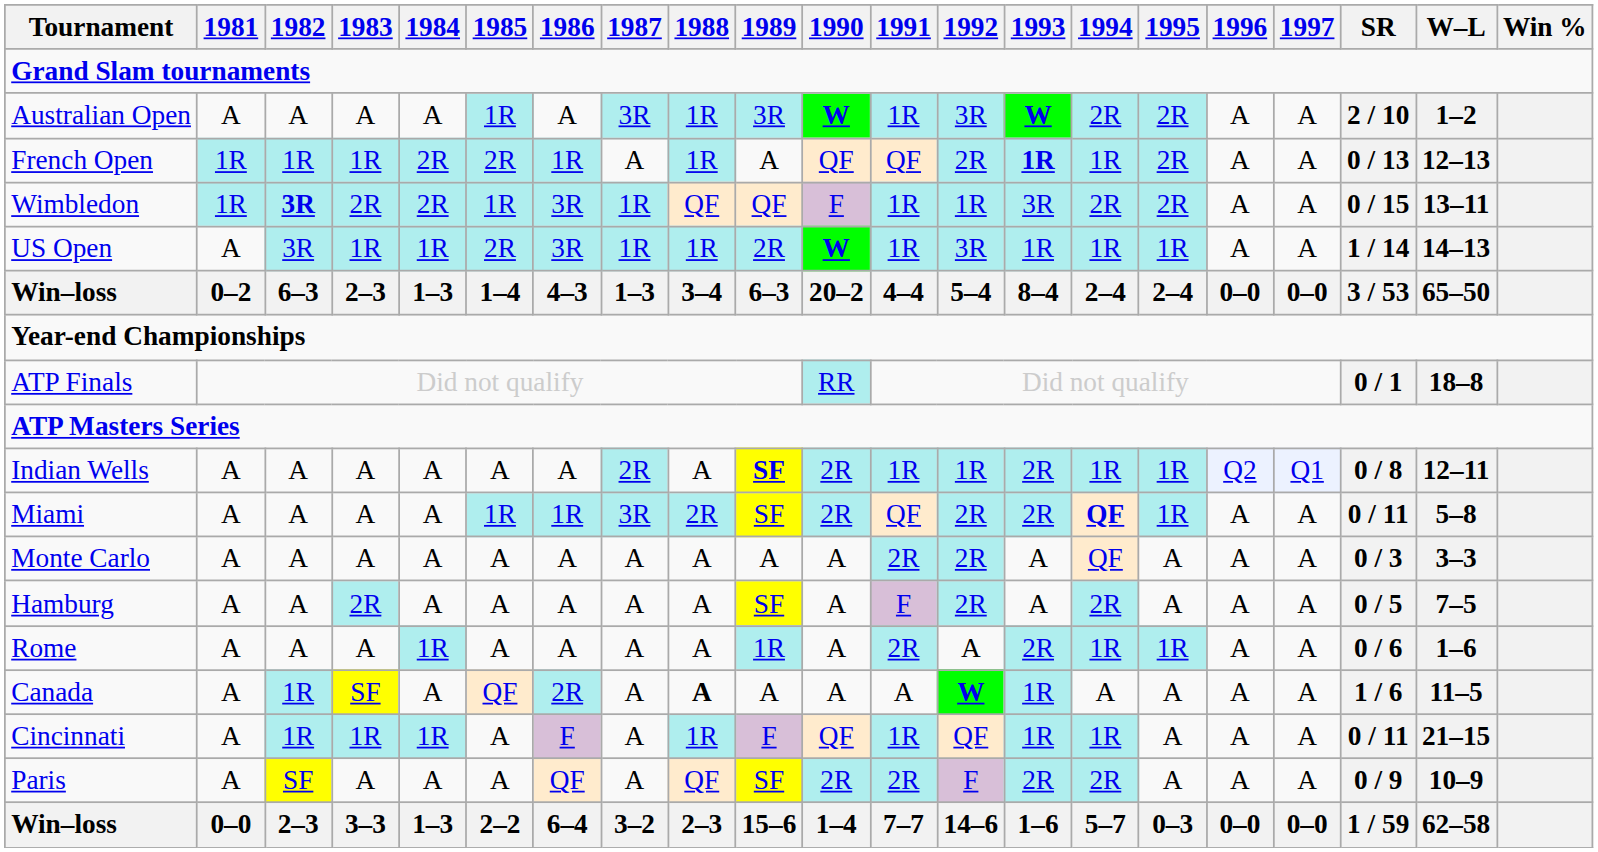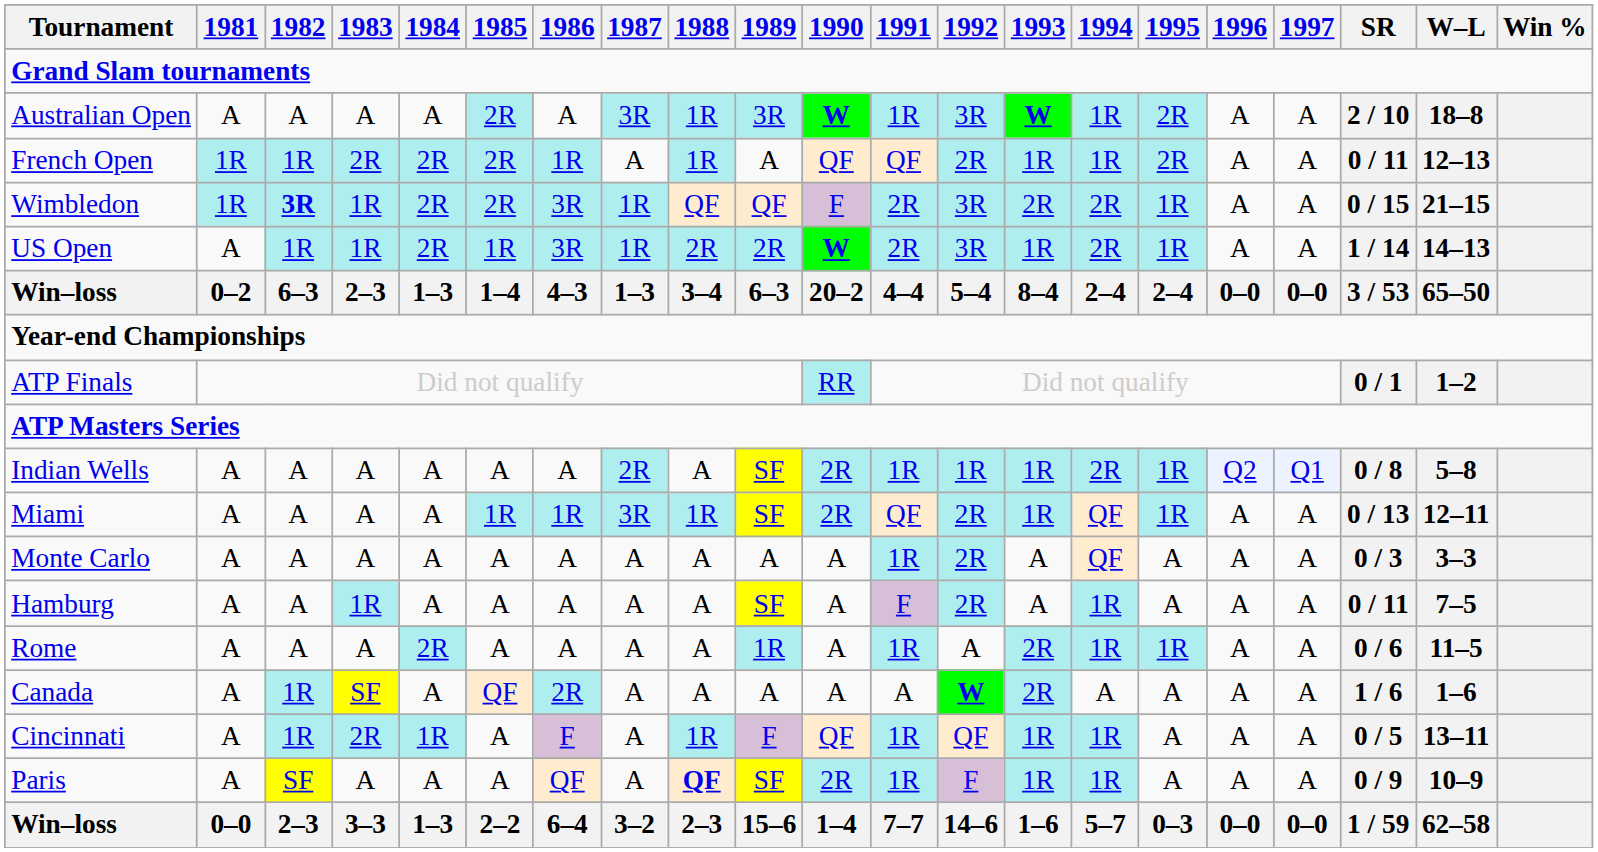(500, 114) 1R -> (500, 114) 2R
(1105, 114) 2R -> (1105, 114) 1R
(1456, 114) 1–2 -> (1456, 114) 18–8
(365, 159) 1R -> (365, 159) 2R
(1038, 159) bold -> (1038, 159) normal
(1378, 159) 0 / 13 -> (1378, 159) 0 / 11
(365, 203) 2R -> (365, 203) 1R
(500, 203) 1R -> (500, 203) 2R
(904, 203) 1R -> (904, 203) 2R
(971, 203) 1R -> (971, 203) 3R
(1038, 203) 3R -> (1038, 203) 2R
(1173, 203) 2R -> (1173, 203) 1R
(1456, 203) 13–11 -> (1456, 203) 21–15
(298, 247) 3R -> (298, 247) 1R
(433, 247) 1R -> (433, 247) 2R
(500, 247) 2R -> (500, 247) 1R
(702, 247) 1R -> (702, 247) 2R
(904, 247) 1R -> (904, 247) 2R
(1105, 247) 1R -> (1105, 247) 2R
(1456, 380) 18–8 -> (1456, 380) 1–2
(769, 469) bold -> (769, 469) normal
(1038, 469) 2R -> (1038, 469) 1R
(1105, 469) 1R -> (1105, 469) 2R
(1456, 469) 12–11 -> (1456, 469) 5–8
(702, 513) 2R -> (702, 513) 1R
(1038, 513) 2R -> (1038, 513) 1R
(1105, 513) bold -> (1105, 513) normal
(1378, 513) 0 / 11 -> (1378, 513) 0 / 13
(1456, 513) 5–8 -> (1456, 513) 12–11
(904, 558) 2R -> (904, 558) 1R
(365, 602) 2R -> (365, 602) 1R
(1105, 602) 2R -> (1105, 602) 1R
(1378, 602) 0 / 5 -> (1378, 602) 0 / 11
(433, 646) 1R -> (433, 646) 2R
(904, 646) 2R -> (904, 646) 1R
(1456, 646) 1–6 -> (1456, 646) 11–5
(702, 691) bold -> (702, 691) normal
(1038, 691) 1R -> (1038, 691) 2R
(1456, 691) 11–5 -> (1456, 691) 1–6
(365, 735) 1R -> (365, 735) 2R
(1378, 735) 0 / 11 -> (1378, 735) 0 / 5
(1456, 735) 21–15 -> (1456, 735) 13–11
(702, 779) normal -> (702, 779) bold
(904, 779) 2R -> (904, 779) 1R
(1038, 779) 2R -> (1038, 779) 1R
(1105, 779) 2R -> (1105, 779) 1R
